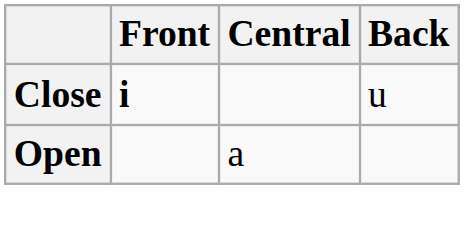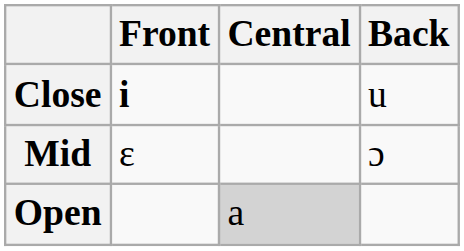+ row: (58, 153)
(236, 153) no background -> (236, 213) lightgrey background
